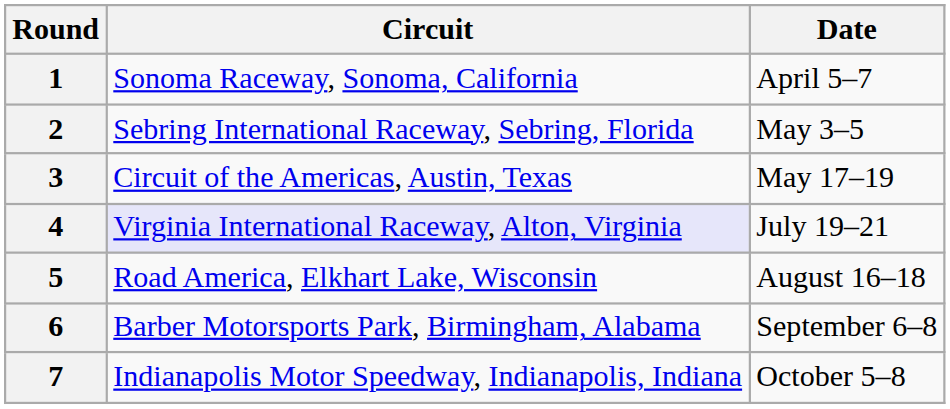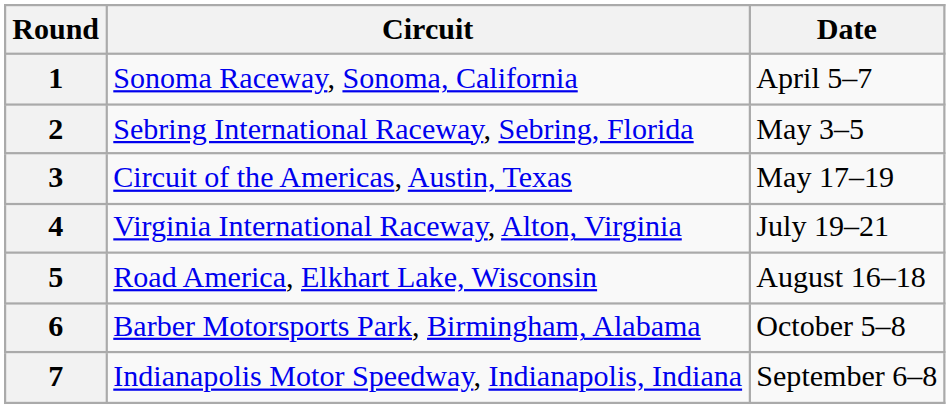(398, 227) lavender background -> (398, 227) no background
(847, 326) September 6–8 -> (831, 326) October 5–8
(831, 375) October 5–8 -> (847, 375) September 6–8
